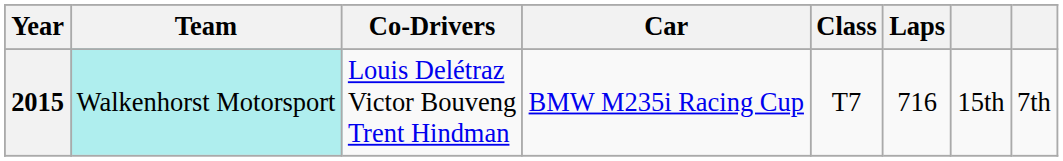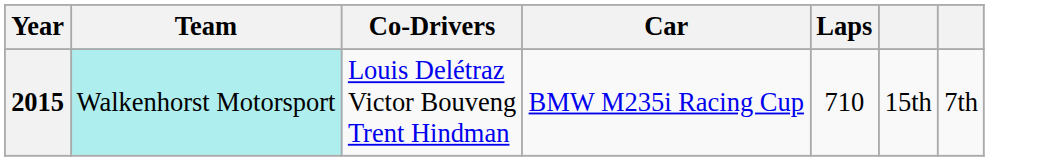- column: (847, 26)
(917, 101) 716 -> (844, 101) 710
